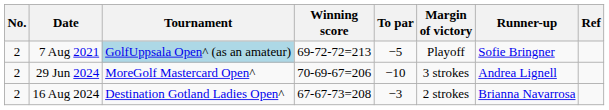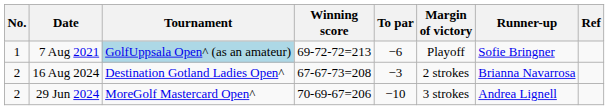(17, 51) 2 -> (17, 51) 1
(395, 51) −5 -> (395, 51) −6
rows swapped: (68, 73) <-> (66, 94)
